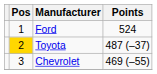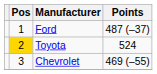(128, 29) 524 -> (128, 29) 487 (–37)
(128, 45) 487 (–37) -> (128, 45) 524
